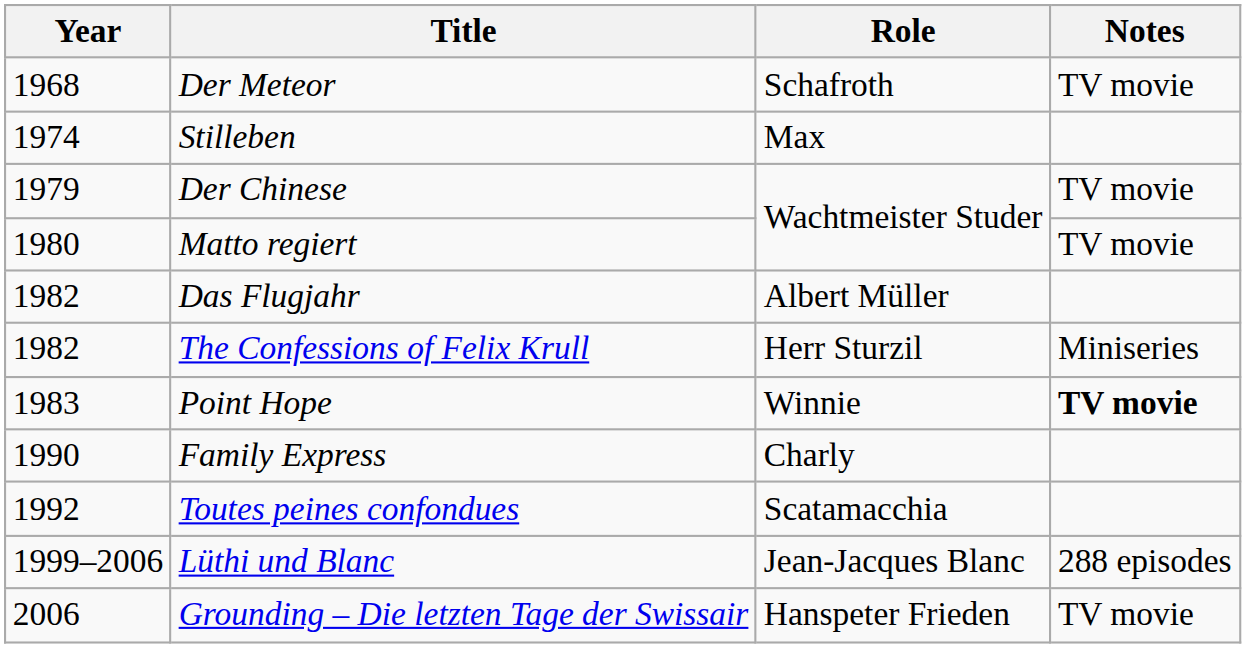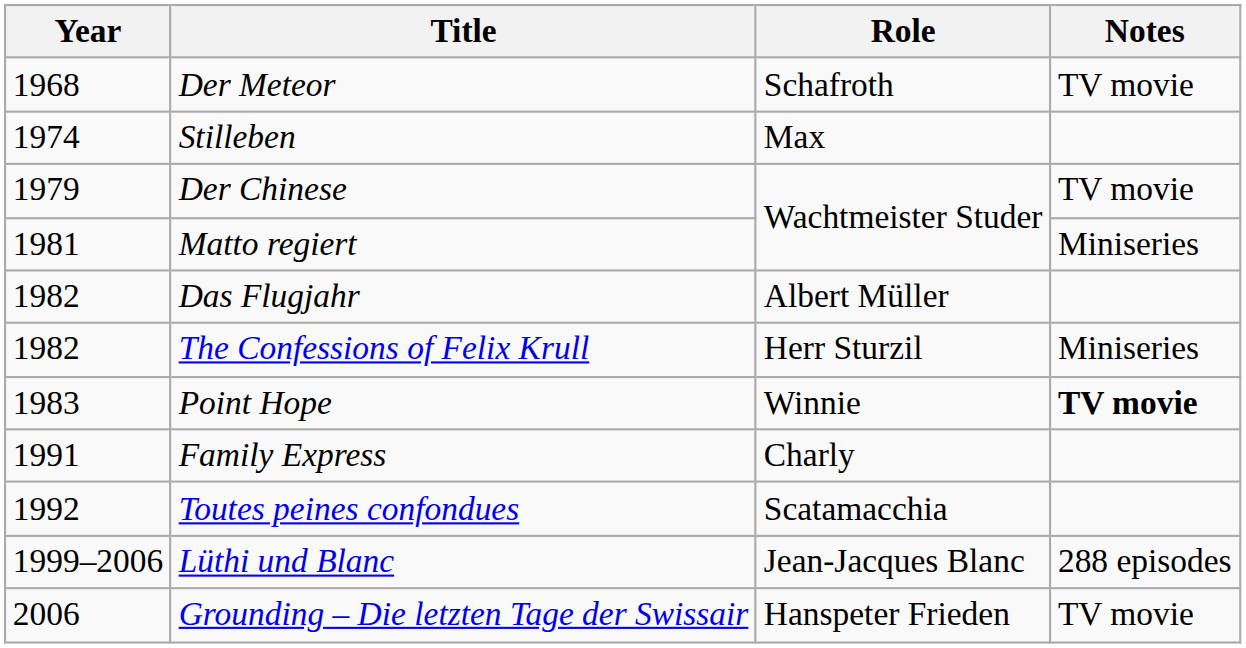(46, 243) 1980 -> (46, 243) 1981
(1126, 243) TV movie -> (1129, 243) Miniseries
(46, 455) 1990 -> (46, 455) 1991
